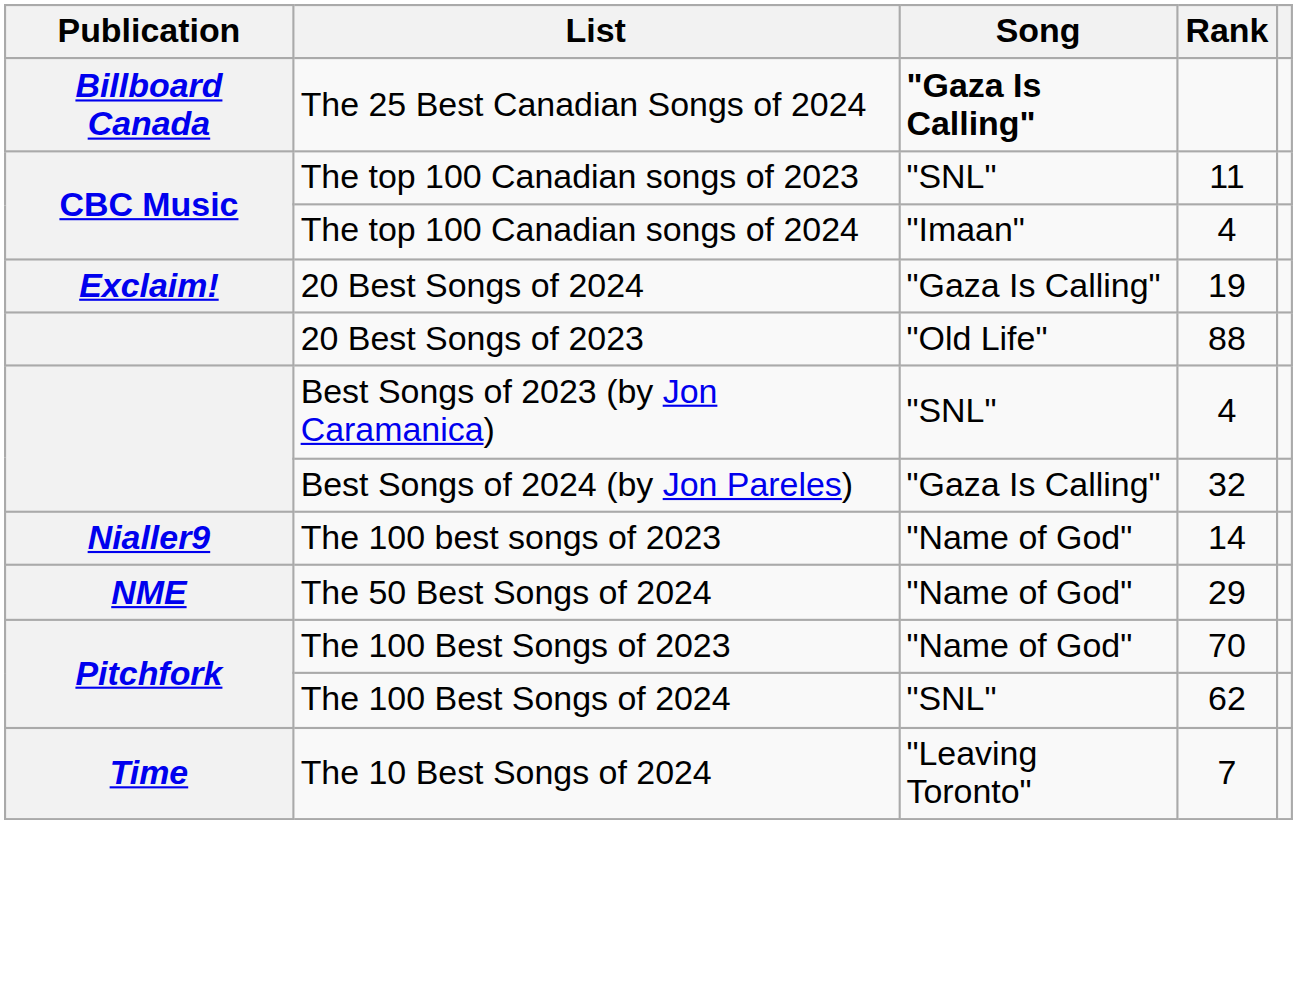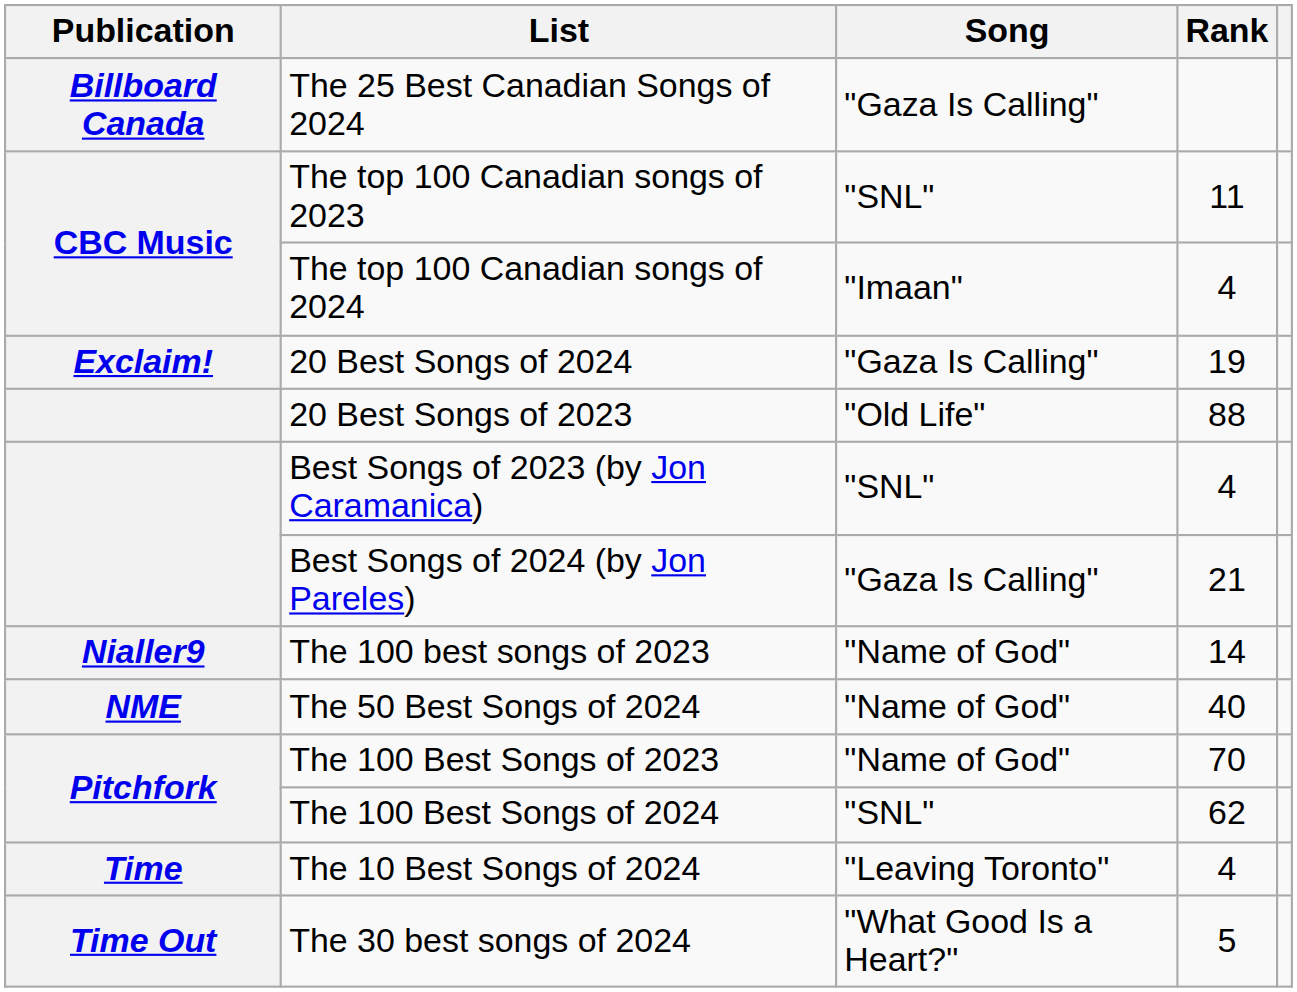(974, 104) bold -> (971, 104) normal
(1227, 484) 32 -> (1227, 579) 21
(1227, 591) 29 -> (1227, 706) 40
(1227, 772) 7 -> (1227, 867) 4
+ row: (490, 940)
